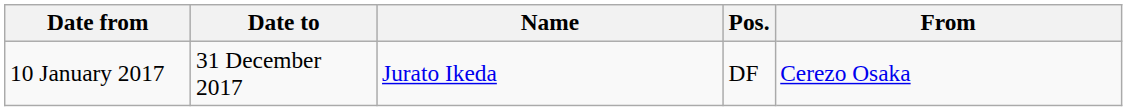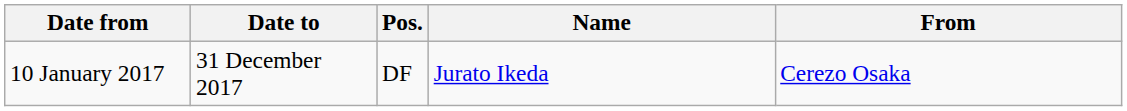columns swapped: (749, 23) <-> (550, 23)
